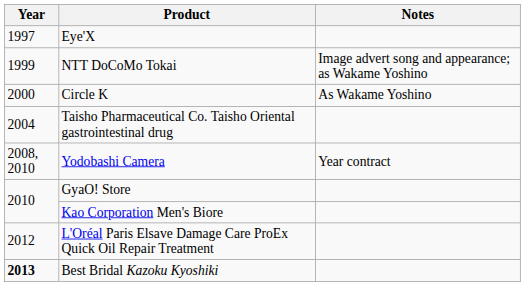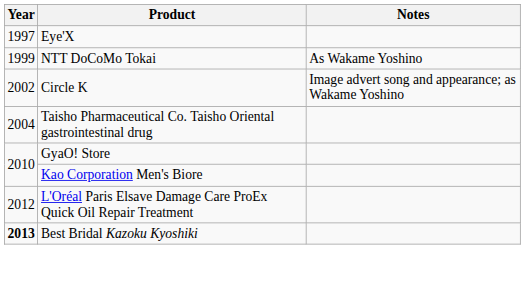(414, 66) Image advert song and appearance; as Wakame Yoshino -> (366, 58) As Wakame Yoshino
(21, 95) 2000 -> (21, 87) 2002
(375, 95) As Wakame Yoshino -> (412, 87) Image advert song and appearance; as Wakame Yoshino
- row: (113, 161)
